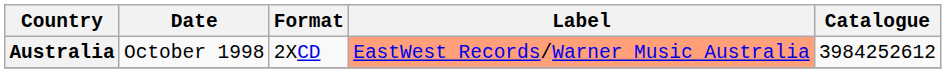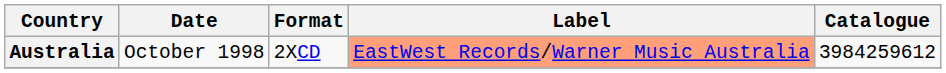(877, 52) 3984252612 -> (877, 52) 3984259612
